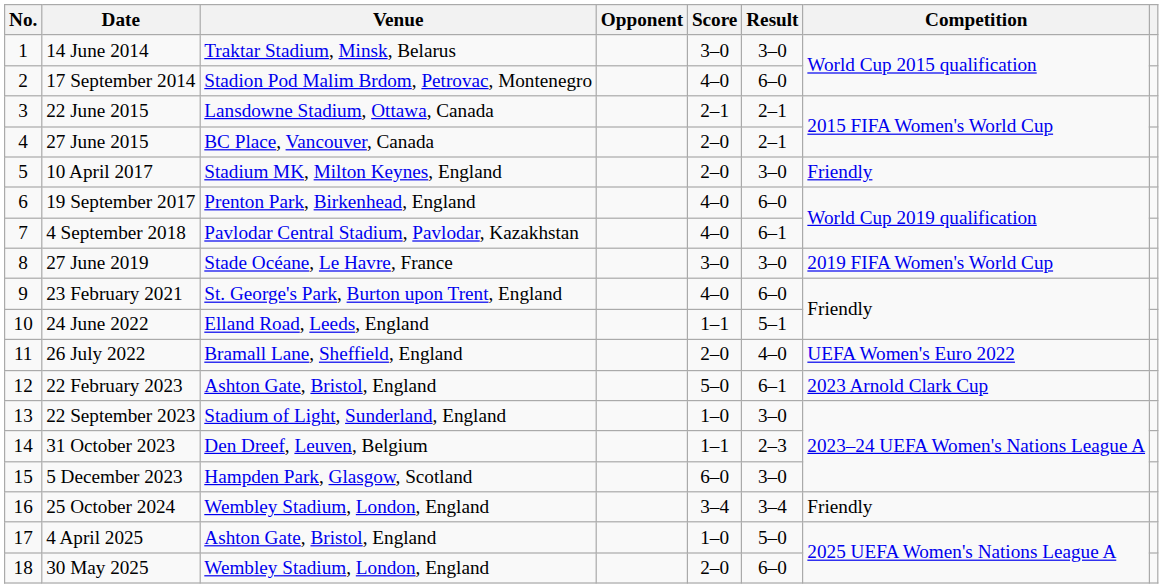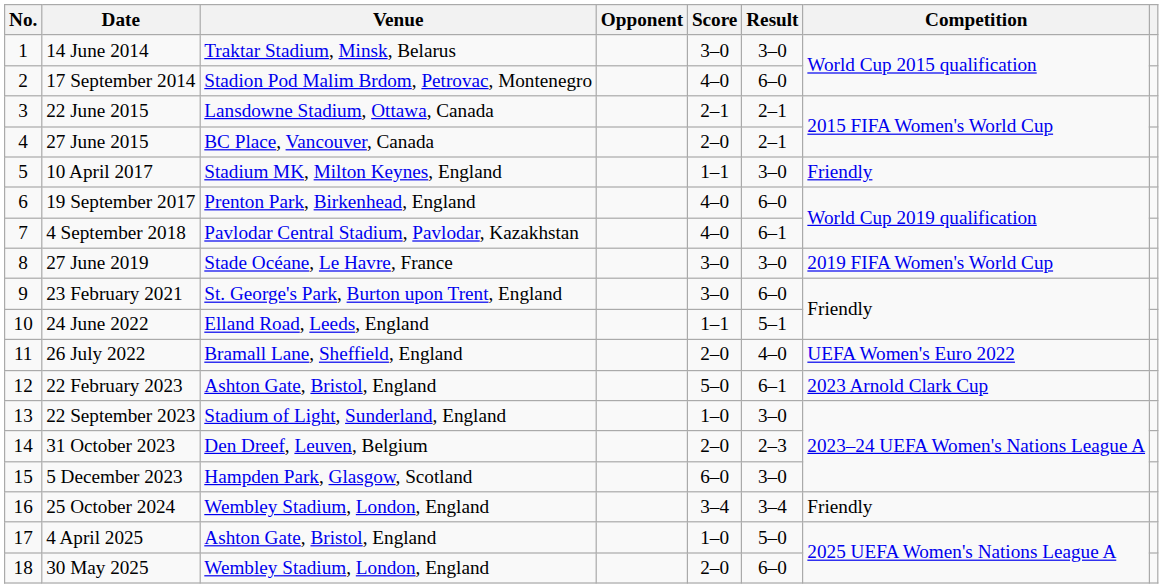(715, 171) 2–0 -> (715, 171) 1–1
(715, 293) 4–0 -> (715, 293) 3–0
(715, 446) 1–1 -> (715, 446) 2–0
